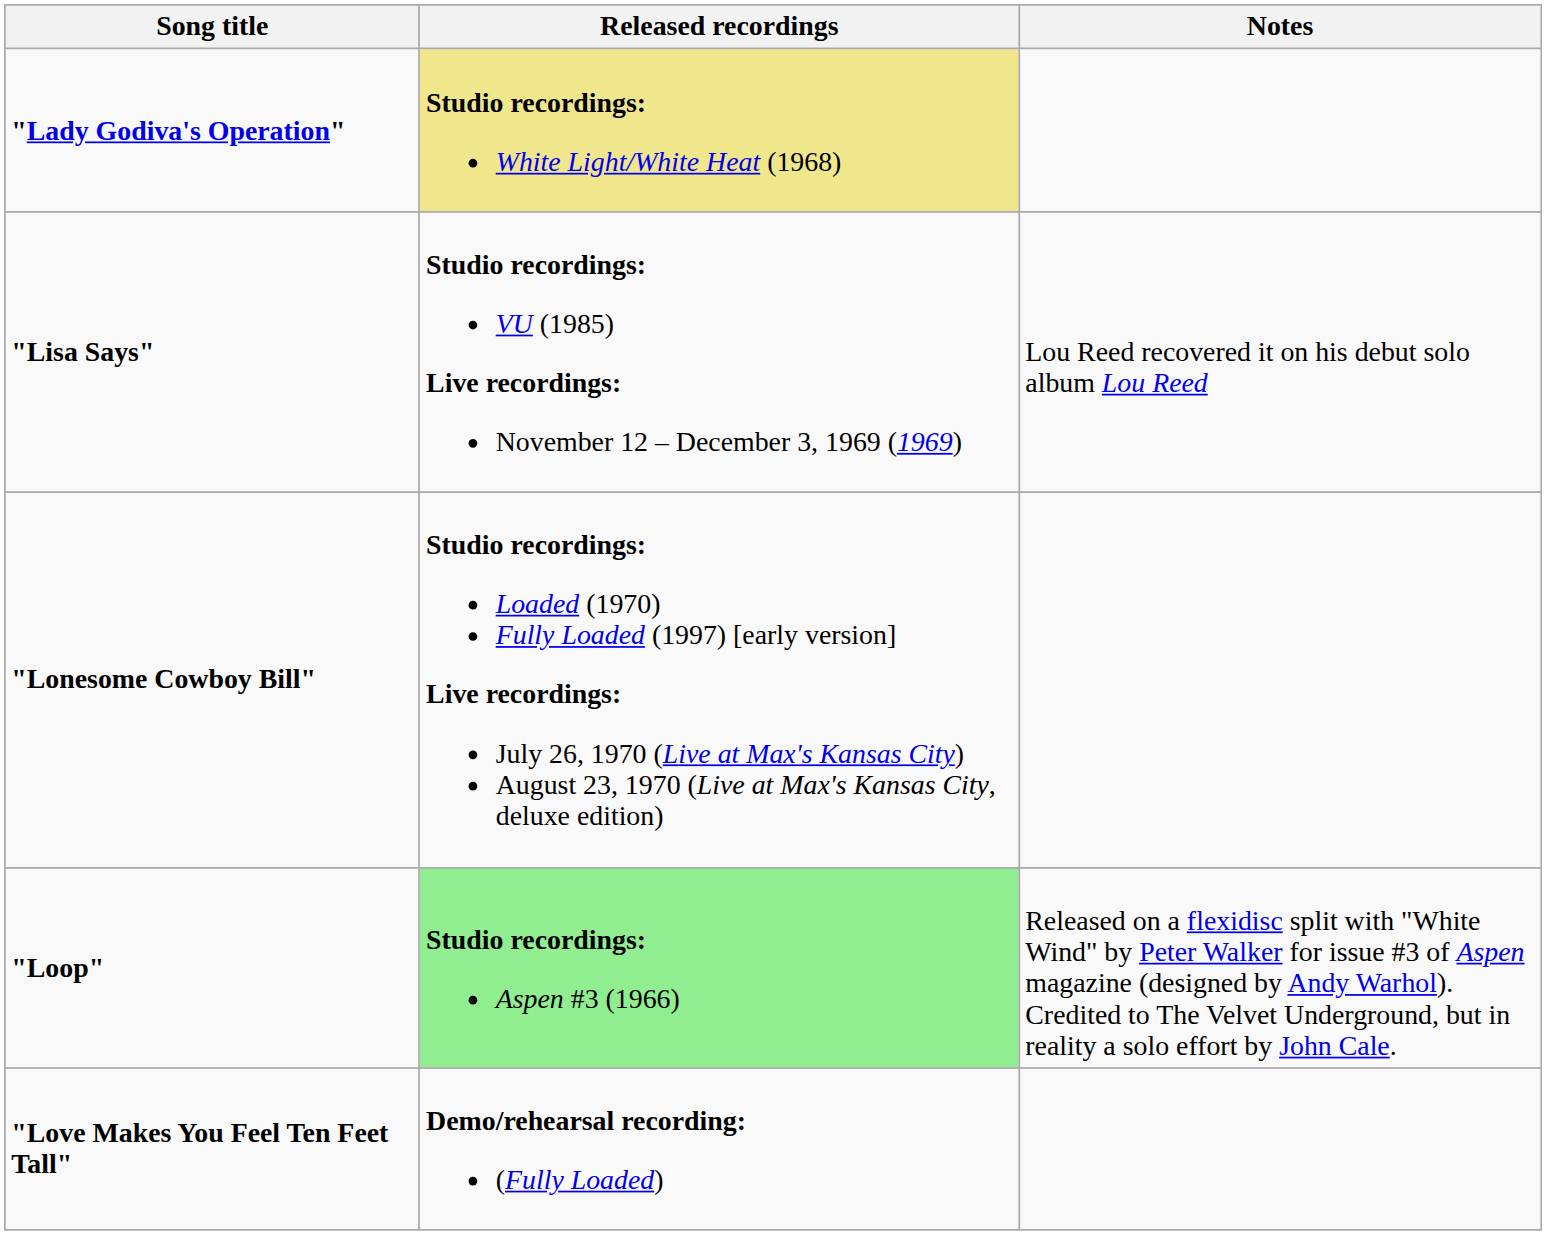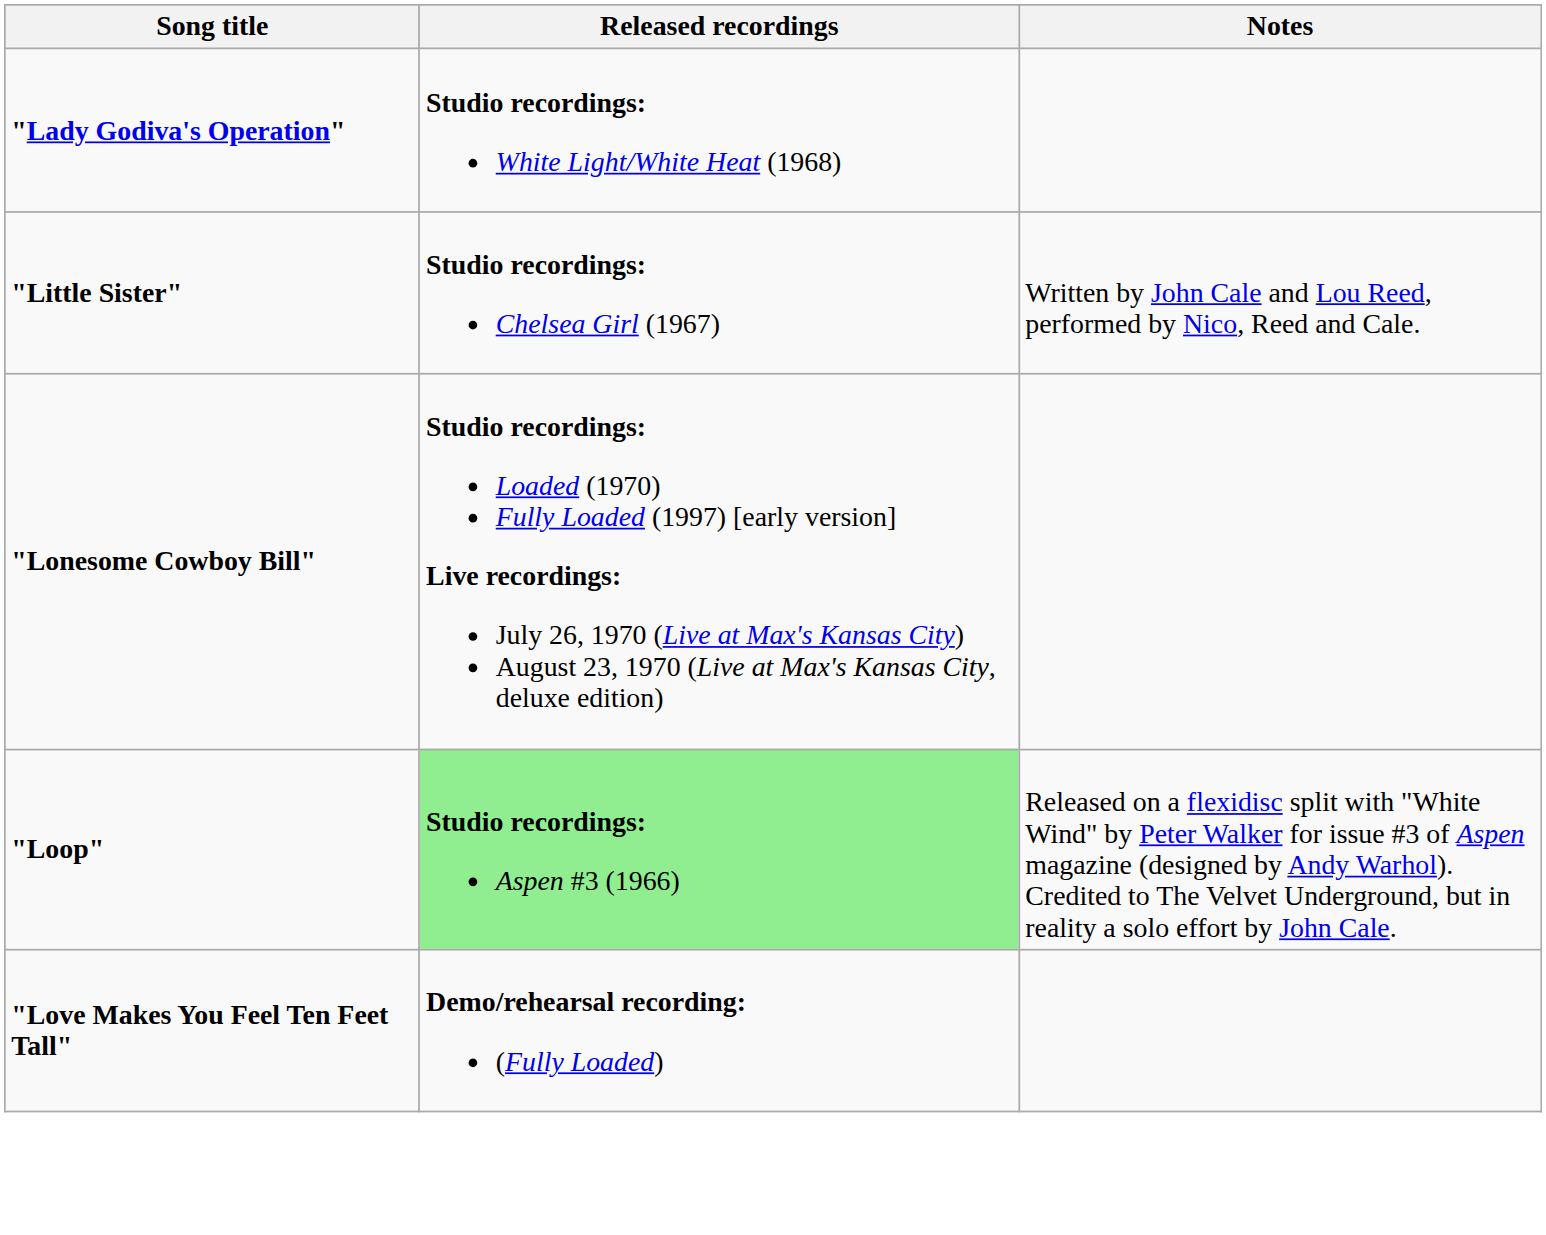(719, 132) khaki background -> (719, 132) no background
- row: (83, 351)
+ row: (97, 292)
